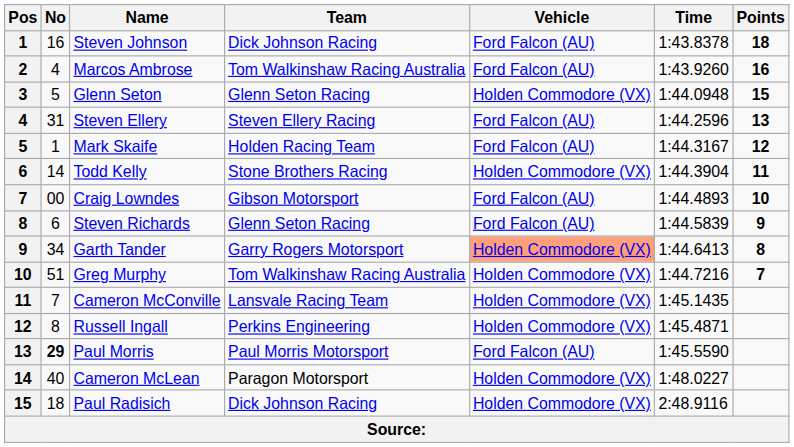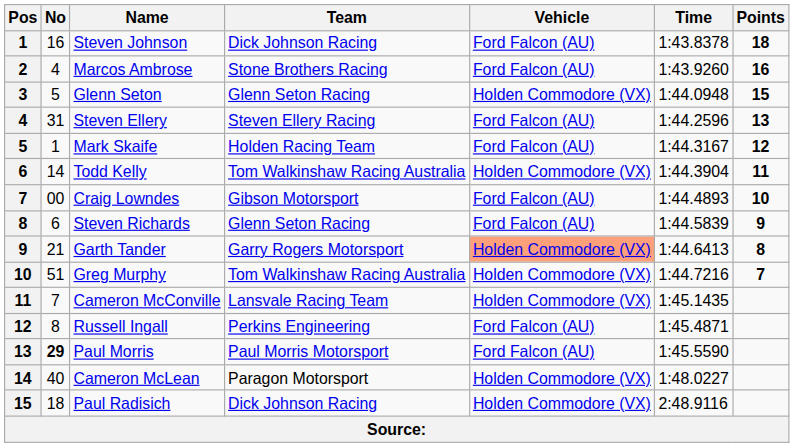(347, 69) Tom Walkinshaw Racing Australia -> (308, 69) Stone Brothers Racing
(308, 172) Stone Brothers Racing -> (347, 172) Tom Walkinshaw Racing Australia
(55, 249) 34 -> (55, 249) 21
(562, 326) Holden Commodore (VX) -> (534, 326) Ford Falcon (AU)
